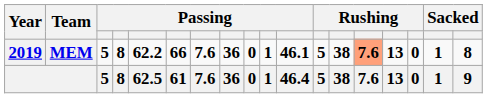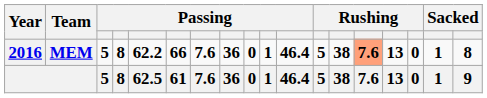(25, 52) 2019 -> (25, 52) 2016
(295, 52) 46.1 -> (295, 52) 46.4
